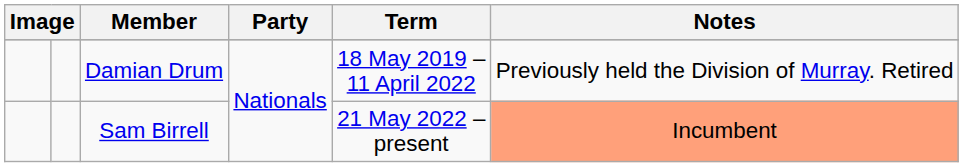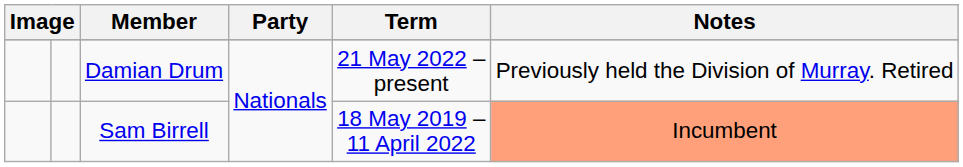(411, 70) 18 May 2019 – 11 April 2022 -> (411, 70) 21 May 2022 – present
(411, 131) 21 May 2022 – present -> (411, 131) 18 May 2019 – 11 April 2022
